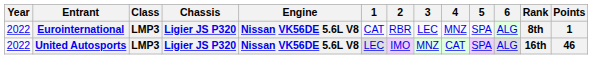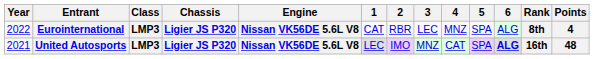(569, 30) 1 -> (571, 30) 4
(19, 46) 2022 -> (19, 46) 2021
(507, 46) normal -> (508, 46) bold
(569, 46) 46 -> (571, 46) 48
